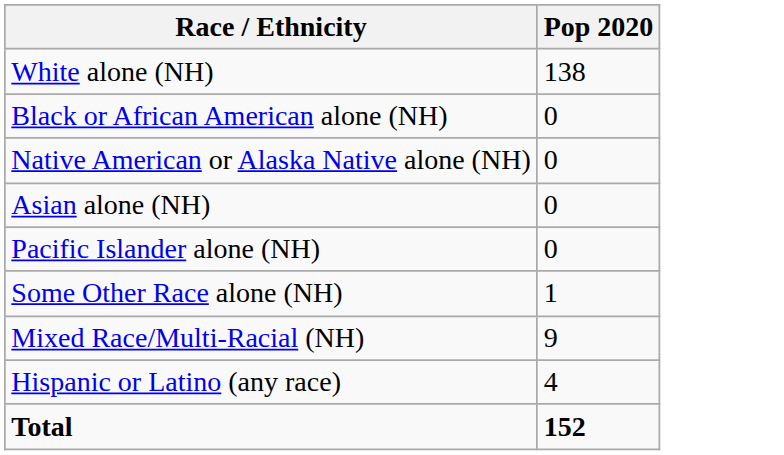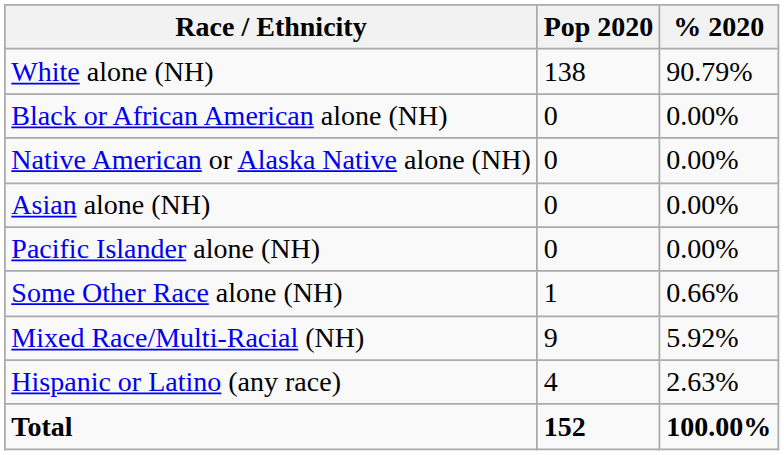+ column: (719, 26)
